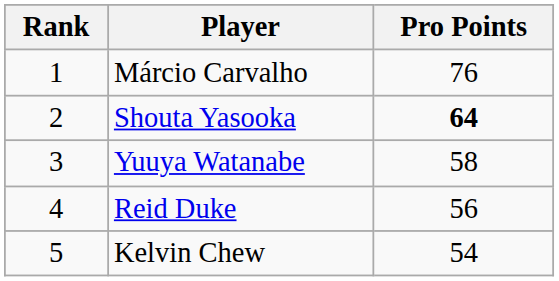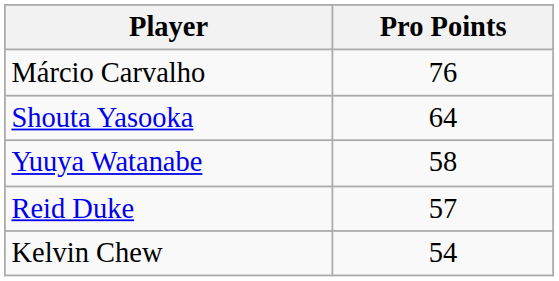- column: (56, 27)
(464, 117) bold -> (443, 117) normal
(464, 207) 56 -> (443, 207) 57
